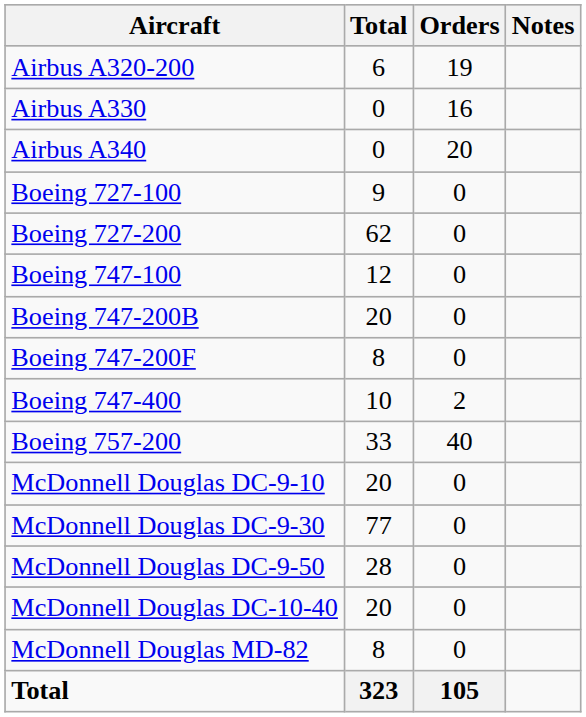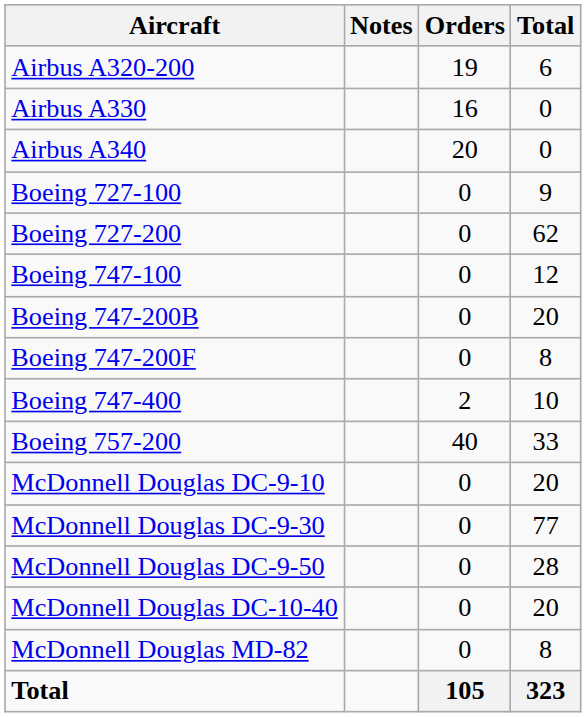columns swapped: (379, 25) <-> (543, 25)
